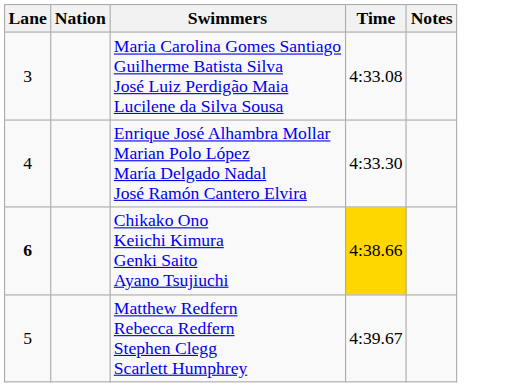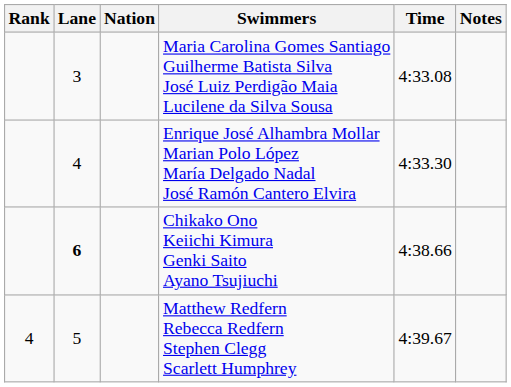+ column: (29, 18)
(376, 250) gold background -> (425, 250) no background
